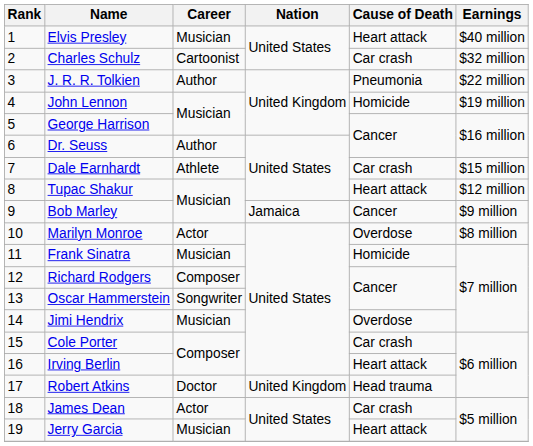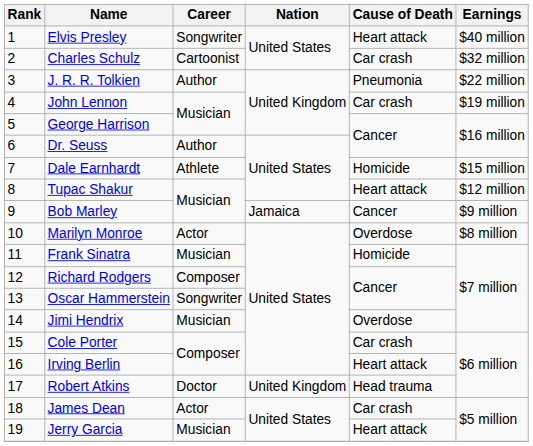(203, 37) Musician -> (209, 37) Songwriter
(381, 102) Homicide -> (382, 102) Car crash
(382, 168) Car crash -> (381, 168) Homicide
